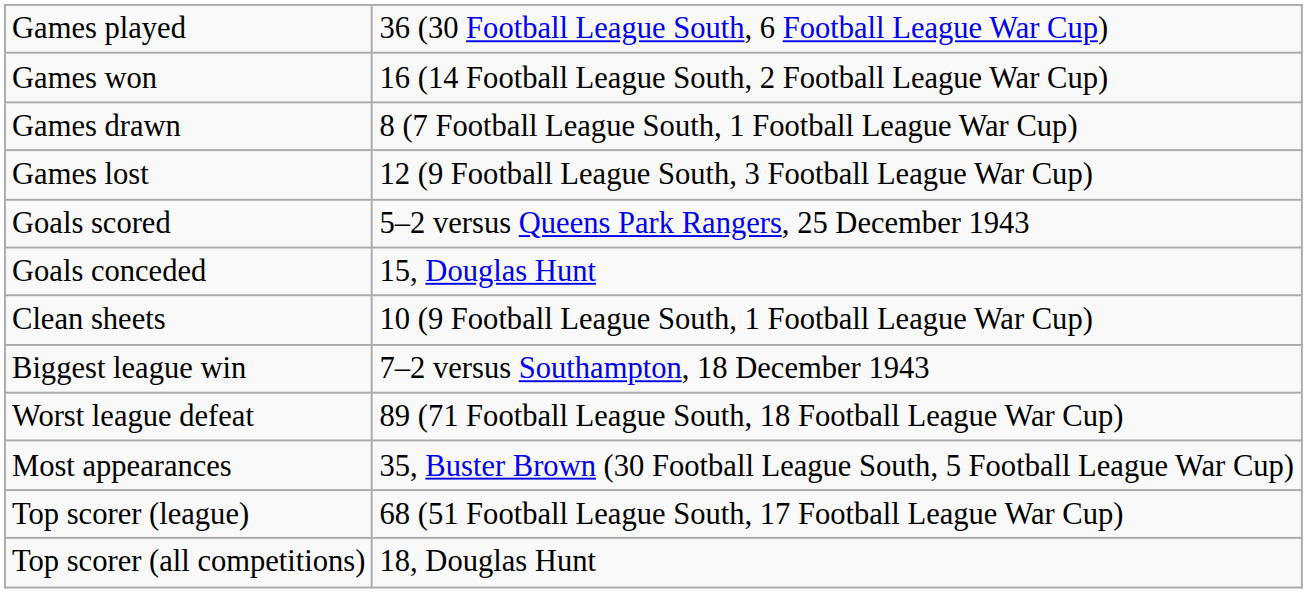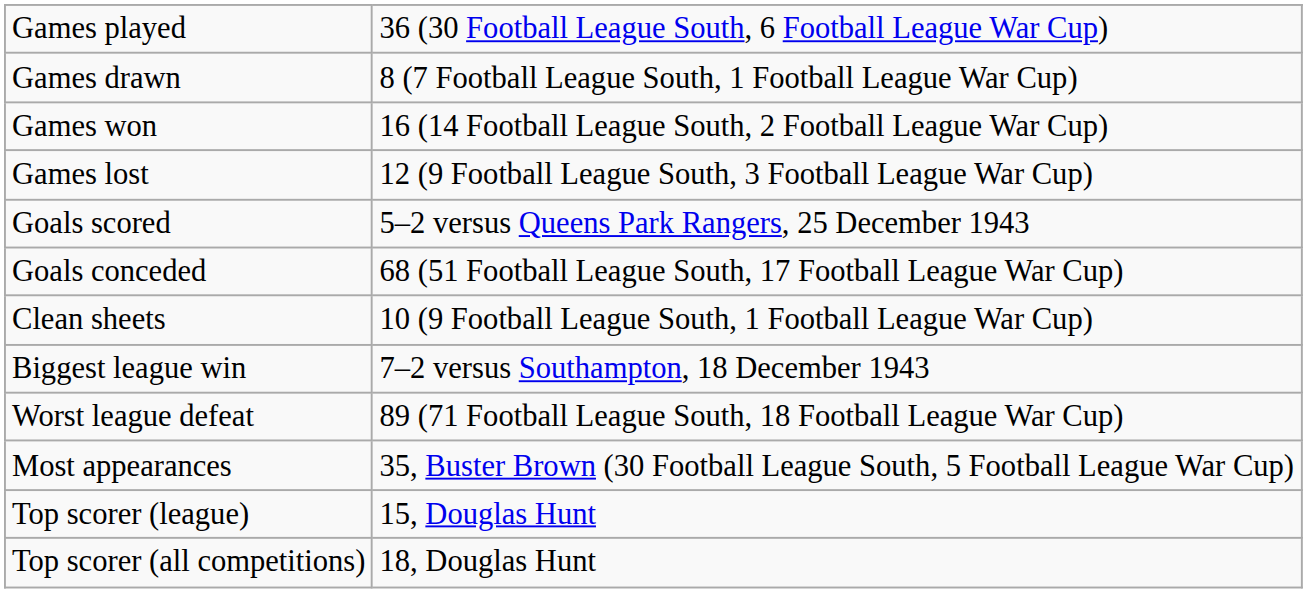rows swapped: (85, 77) <-> (96, 125)
(488, 271) 15, Douglas Hunt -> (751, 271) 68 (51 Football League South, 17 Football League War Cup)
(751, 513) 68 (51 Football League South, 17 Football League War Cup) -> (488, 513) 15, Douglas Hunt
